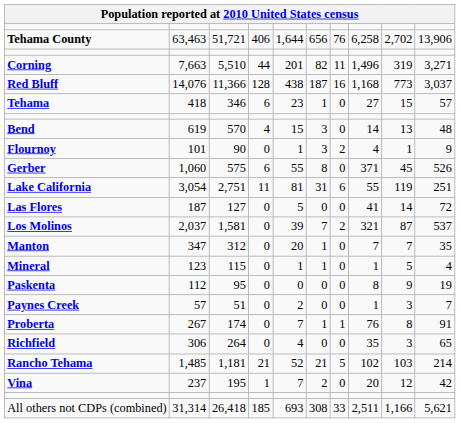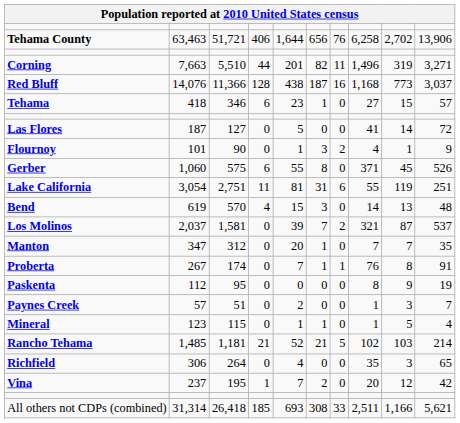rows swapped: (21, 128) <-> (35, 207)
rows swapped: (28, 265) <-> (31, 324)
rows swapped: (50, 363) <-> (31, 343)
